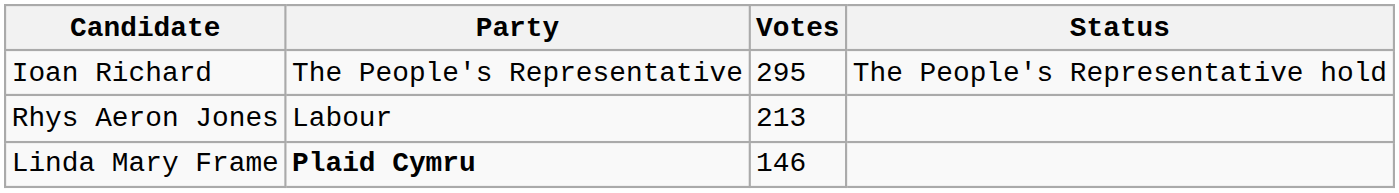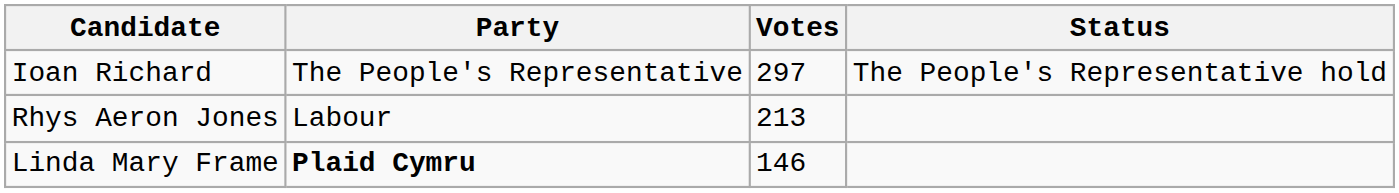(781, 73) 295 -> (781, 73) 297
